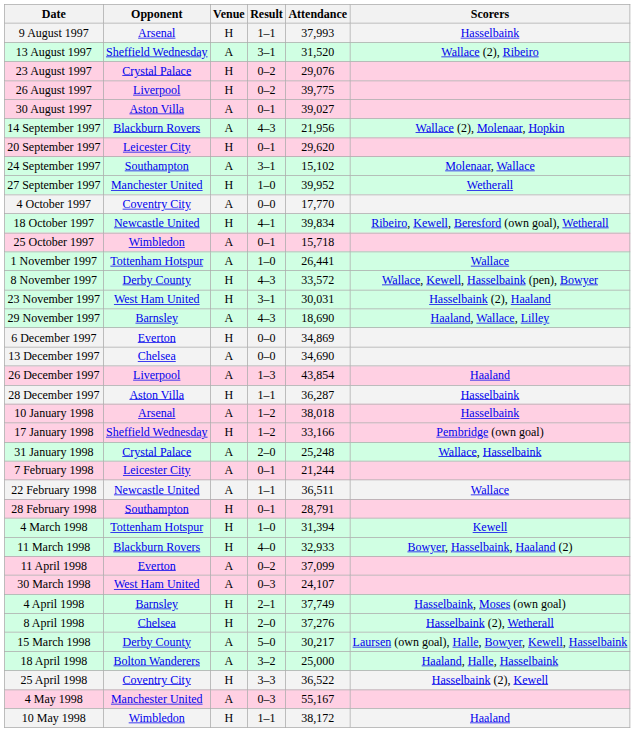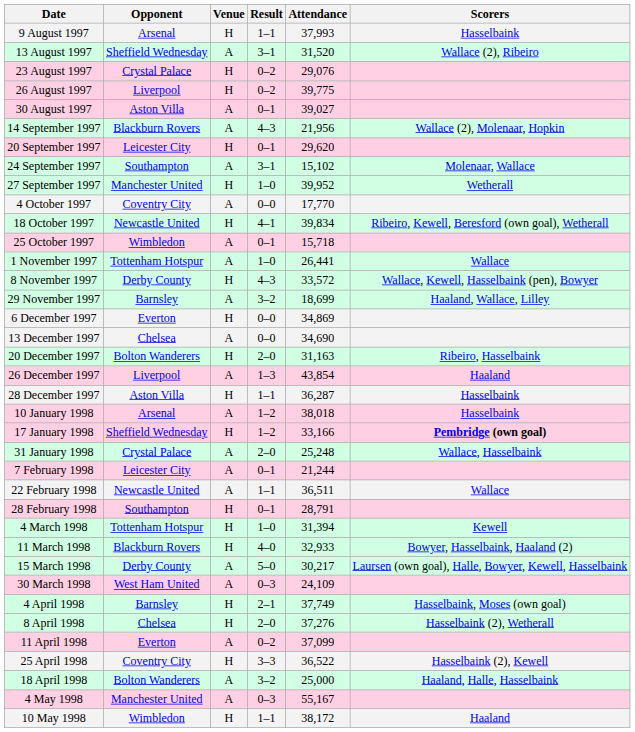- row: (54, 299)
(267, 318) 4–3 -> (267, 299) 3–2
(318, 318) 18,690 -> (318, 299) 18,699
+ row: (54, 356)
(490, 432) normal -> (490, 432) bold
rows swapped: (54, 642) <-> (54, 565)
(318, 584) 24,107 -> (318, 584) 24,109
rows swapped: (54, 661) <-> (54, 680)
